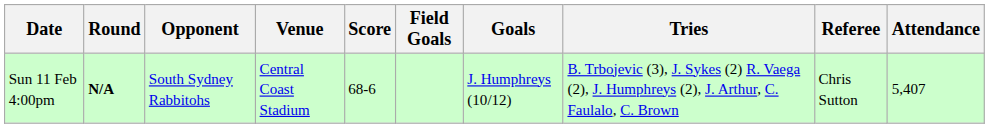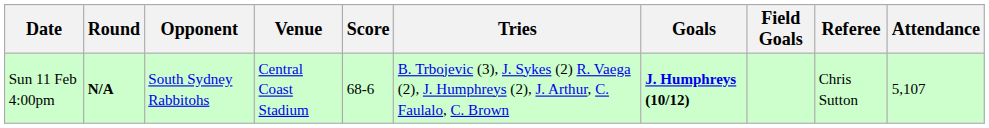columns swapped: (689, 29) <-> (429, 29)
(509, 89) normal -> (691, 88) bold
(909, 89) 5,407 -> (909, 89) 5,107
